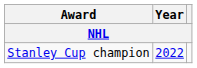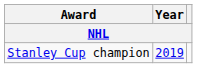(170, 53) 2022 -> (170, 53) 2019
